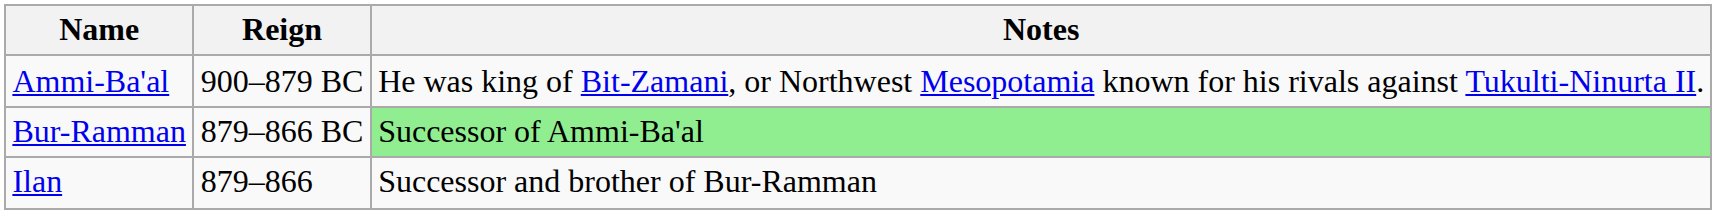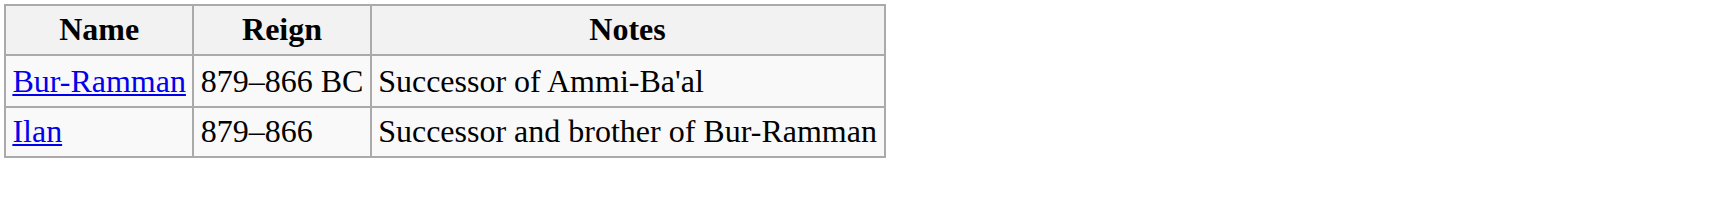- row: (91, 80)
(541, 131) lightgreen background -> (541, 80) no background
